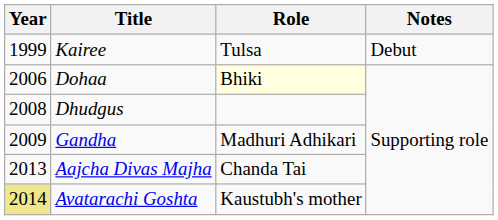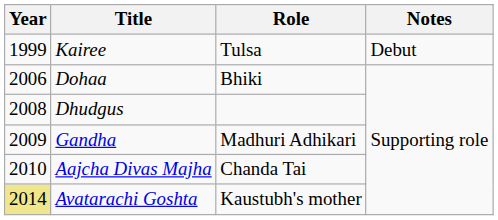(241, 79) lightyellow background -> (241, 79) no background
(28, 169) 2013 -> (28, 169) 2010
